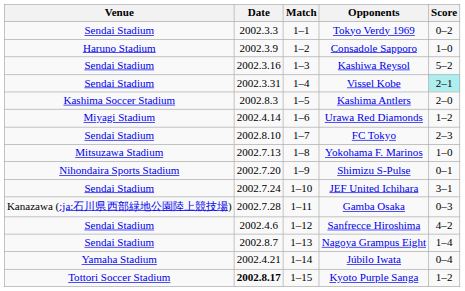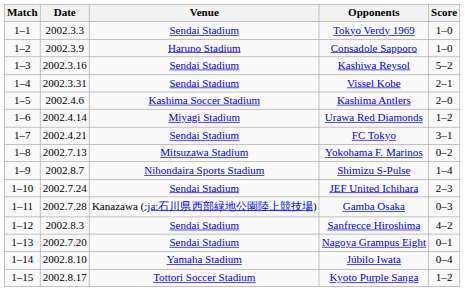columns swapped: (301, 13) <-> (119, 13)
(444, 30) 0–2 -> (444, 30) 1–0
(444, 83) paleturquoise background -> (444, 83) no background
(259, 100) 2002.8.3 -> (65, 100) 2002.4.6
(259, 135) 2002.8.10 -> (65, 135) 2002.4.21
(444, 135) 2–3 -> (444, 135) 3–1
(444, 153) 1–0 -> (444, 153) 0–2
(259, 170) 2002.7.20 -> (65, 170) 2002.8.7
(444, 170) 0–1 -> (444, 170) 1–4
(444, 188) 3–1 -> (444, 188) 2–3
(259, 225) 2002.4.6 -> (65, 225) 2002.8.3
(259, 242) 2002.8.7 -> (65, 242) 2002.7.20
(444, 242) 1–4 -> (444, 242) 0–1
(259, 260) 2002.4.21 -> (65, 260) 2002.8.10
(259, 277) bold -> (65, 277) normal
